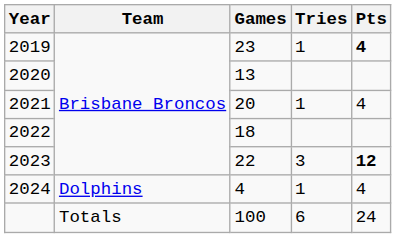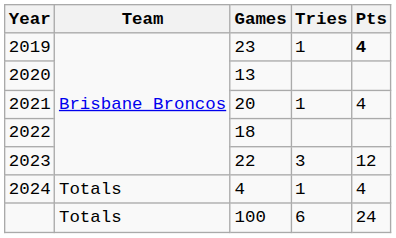(366, 161) bold -> (366, 161) normal
(101, 189) Dolphins -> (90, 189) Totals
